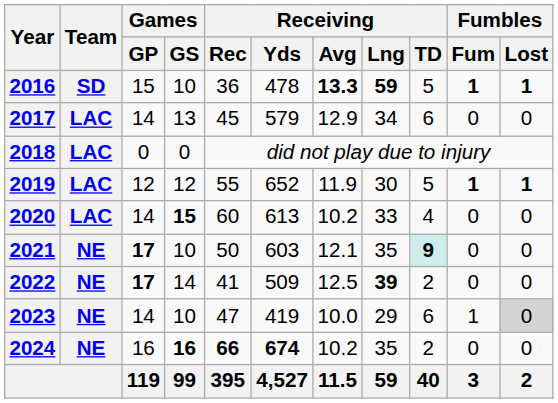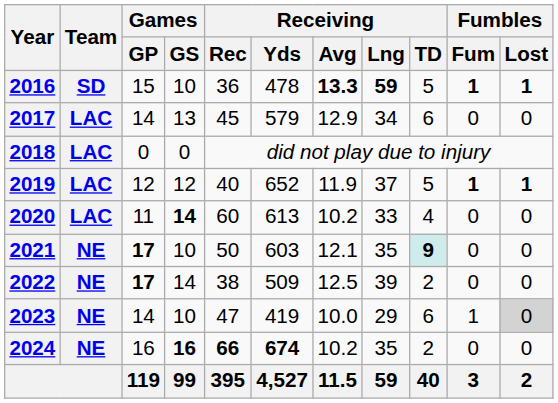(228, 184) 55 -> (228, 184) 40
(386, 184) 30 -> (386, 184) 37
(143, 217) 14 -> (143, 217) 11
(184, 217) 15 -> (184, 217) 14
(228, 282) 41 -> (228, 282) 38
(386, 282) bold -> (386, 282) normal
